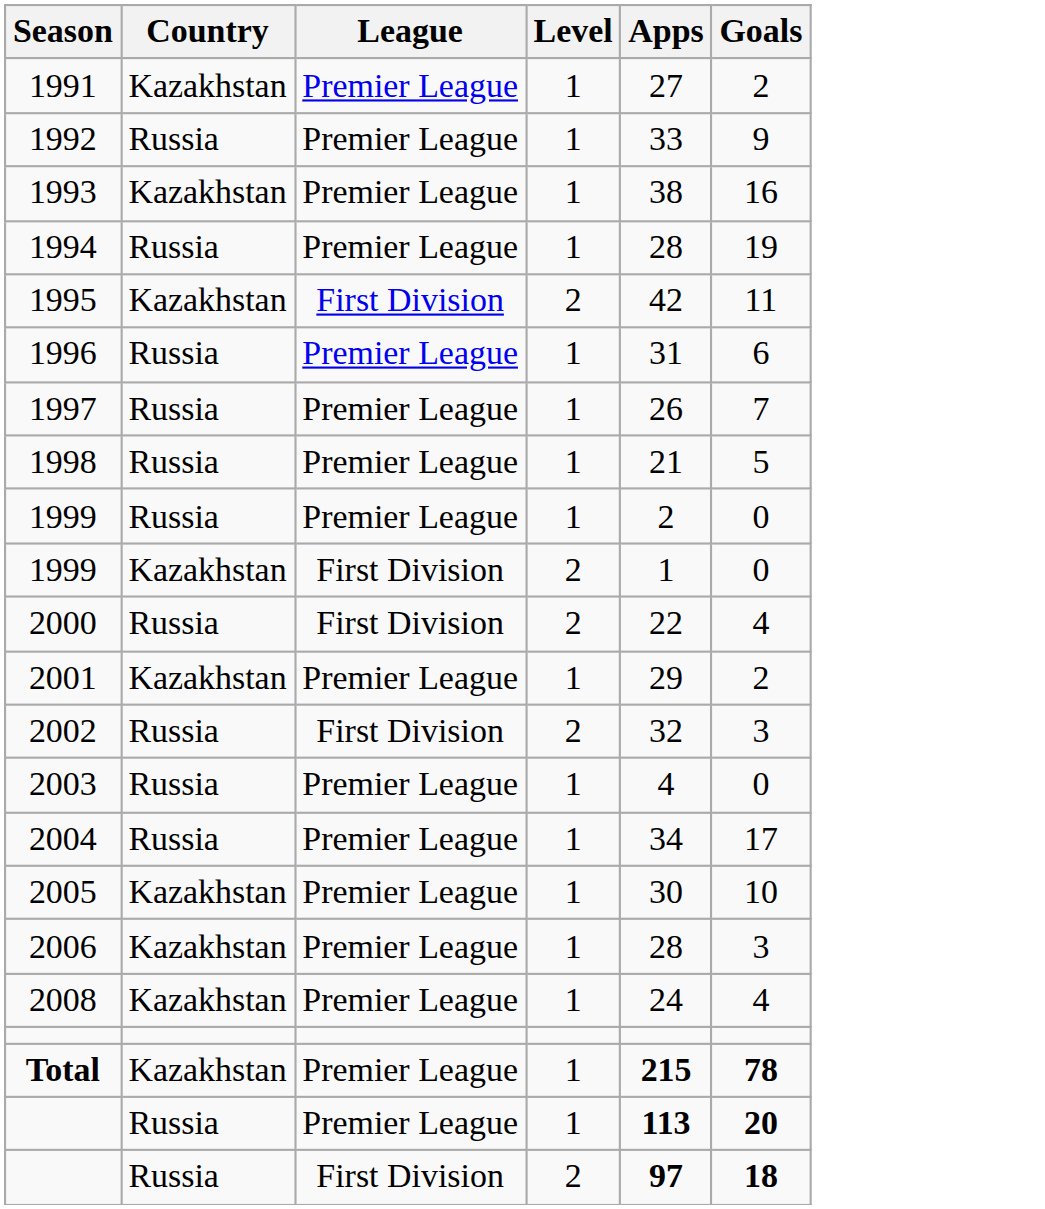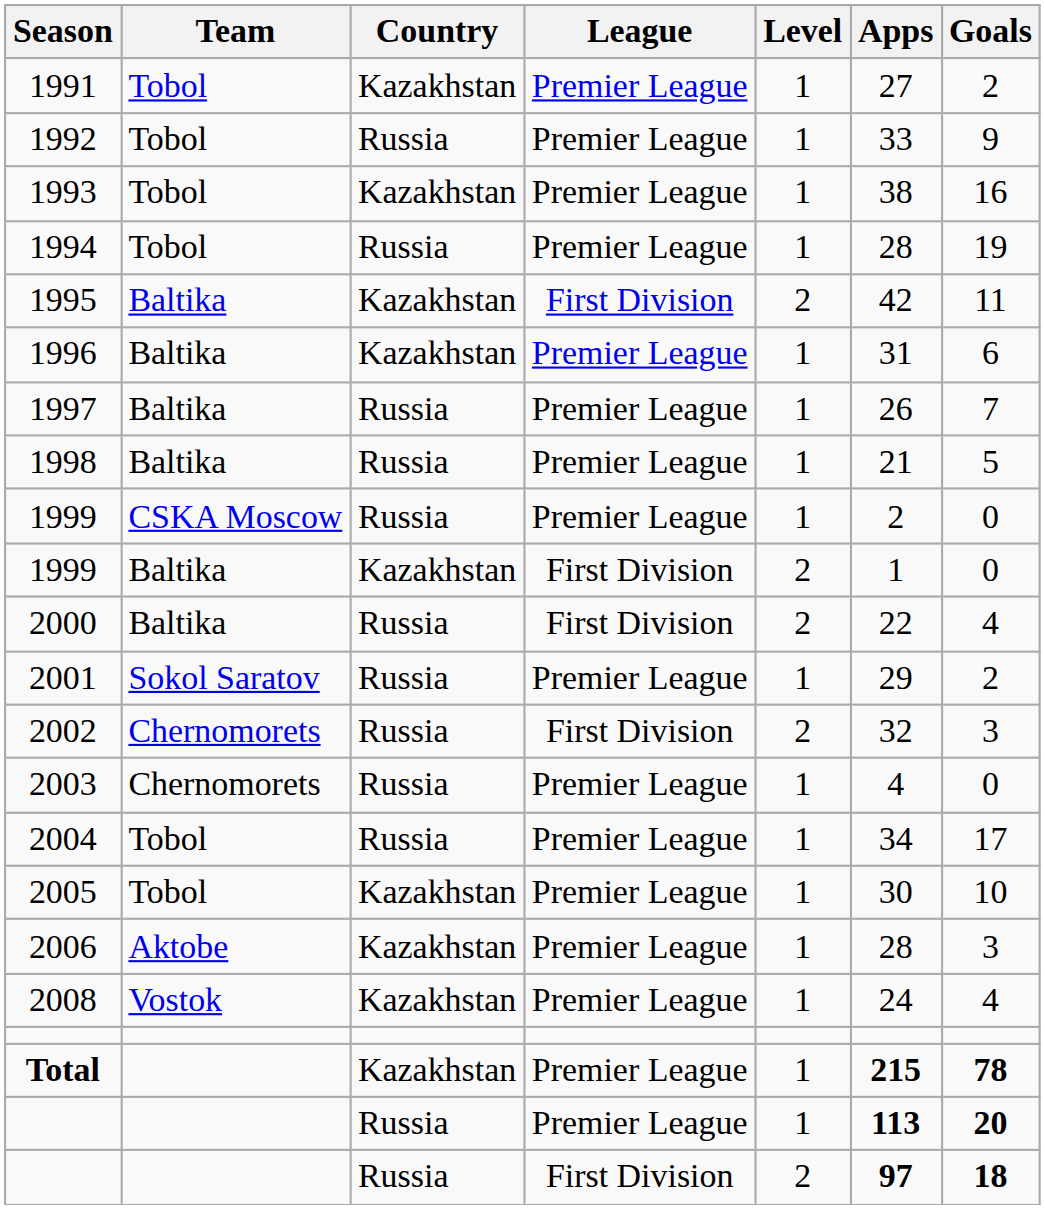+ column: (235, 31)
(174, 354) Russia -> (437, 354) Kazakhstan
(208, 676) Kazakhstan -> (403, 676) Russia
